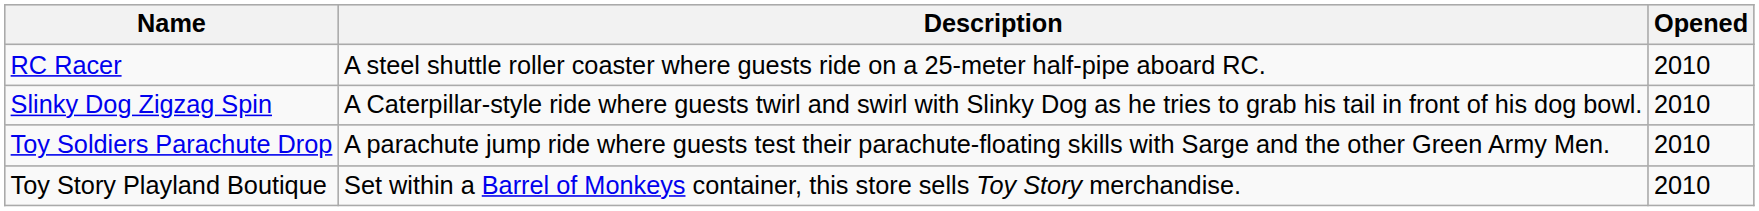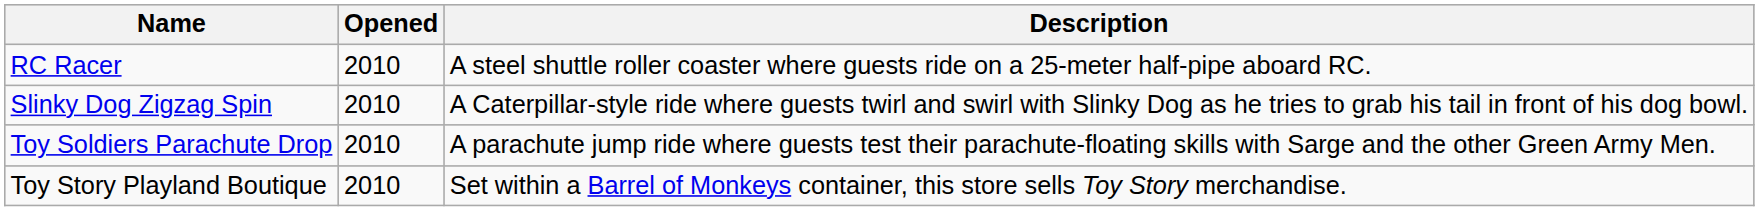columns swapped: (1701, 24) <-> (993, 24)
